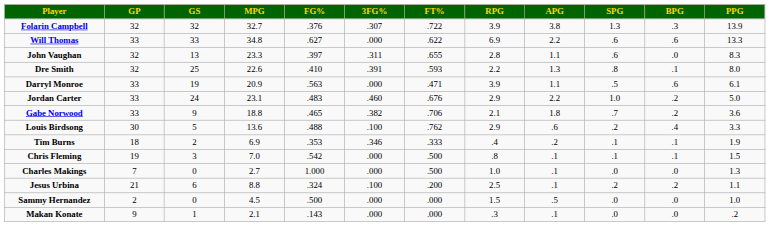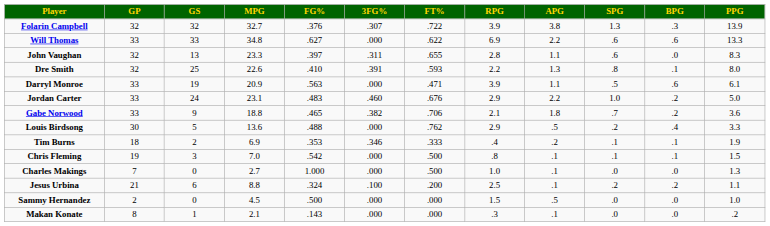(375, 128) .100 -> (375, 128) .000
(555, 128) .6 -> (555, 128) .5
(134, 214) 9 -> (134, 214) 8
